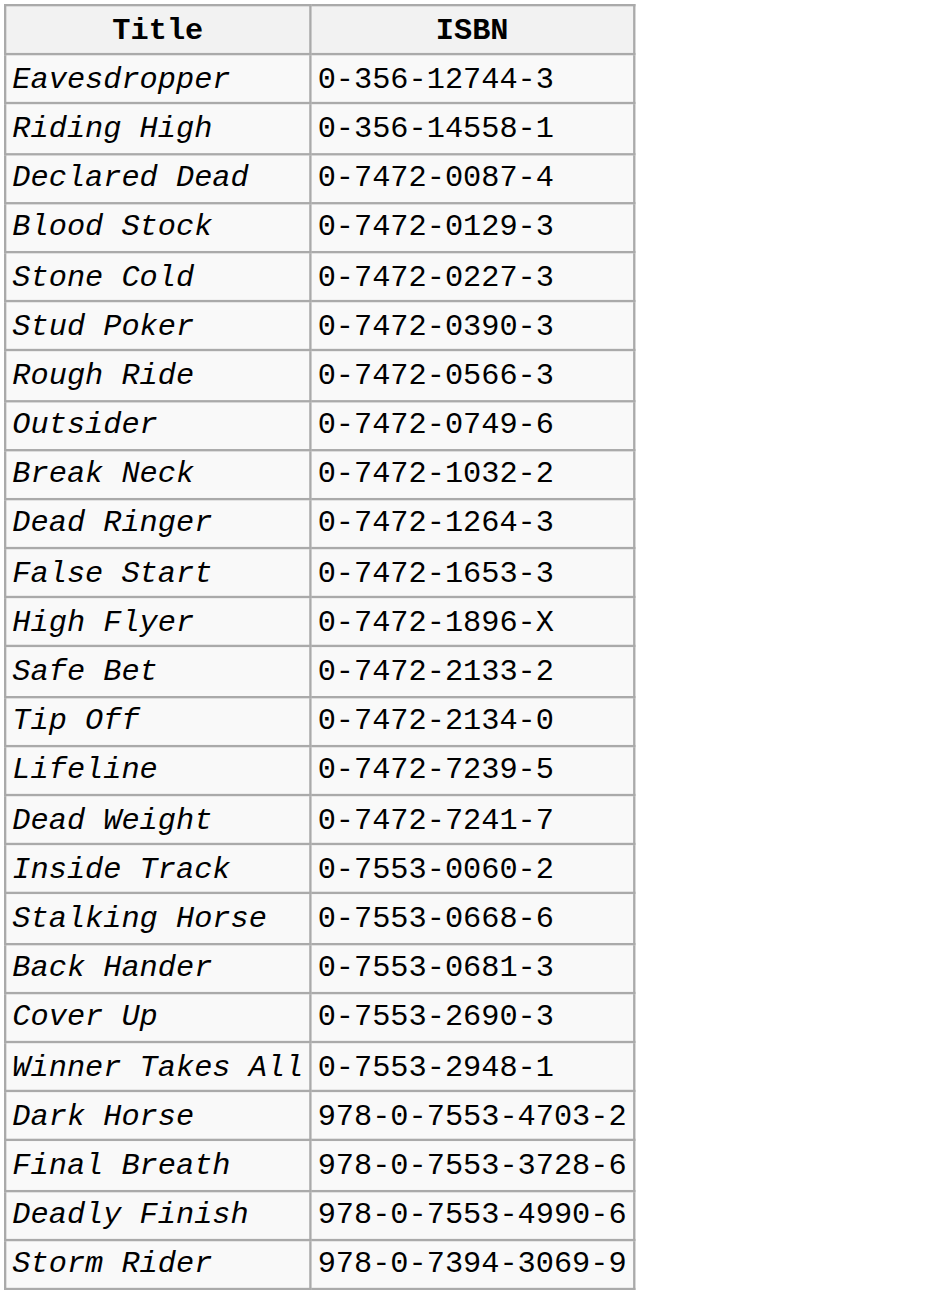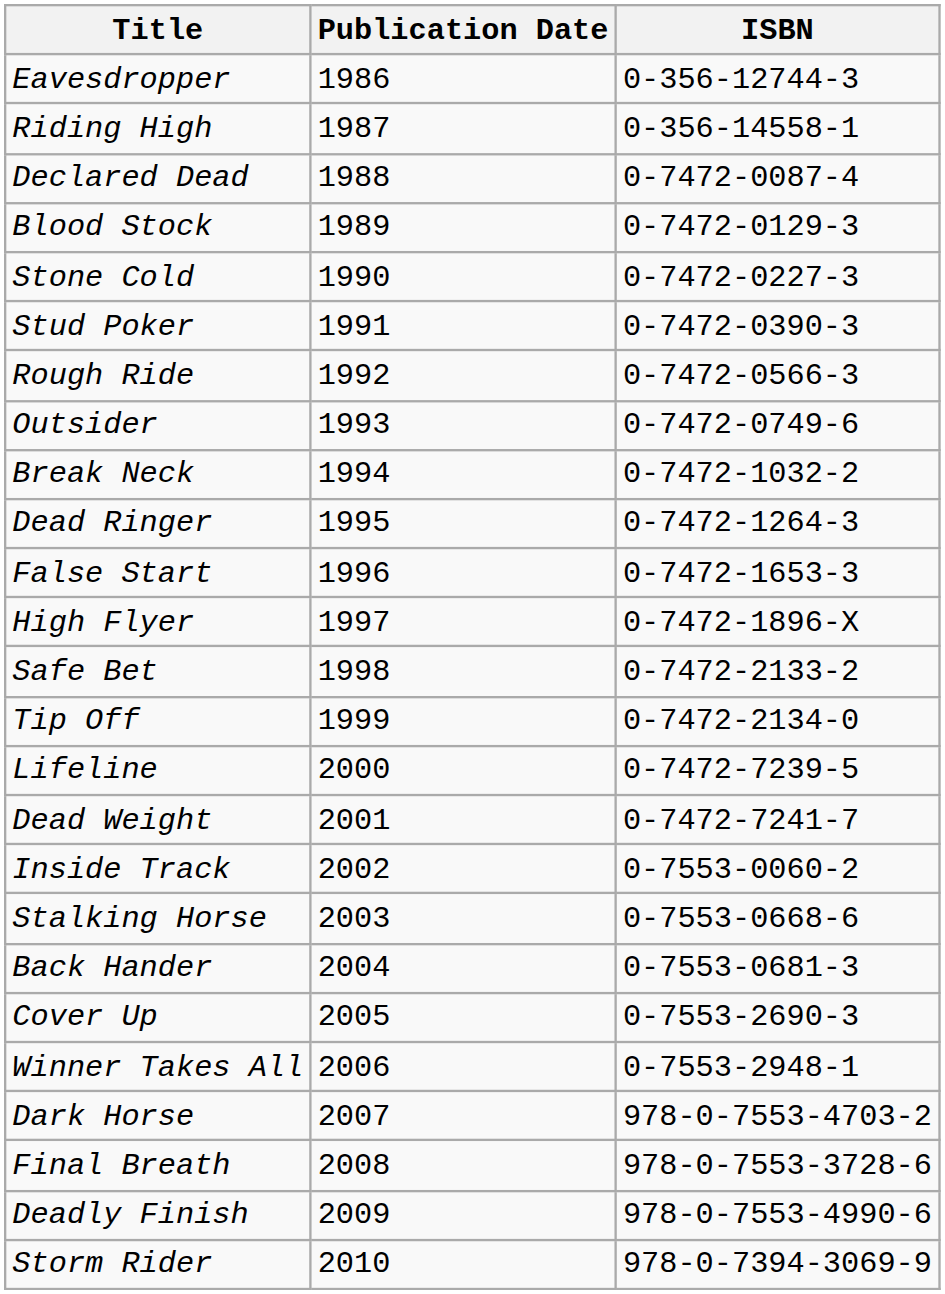+ column: (463, 30)
